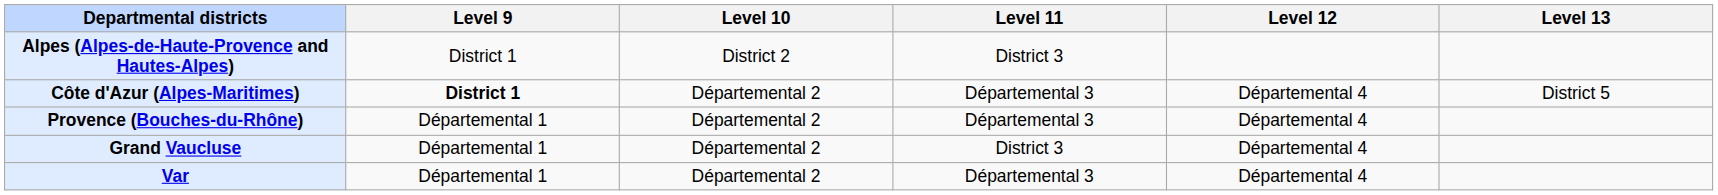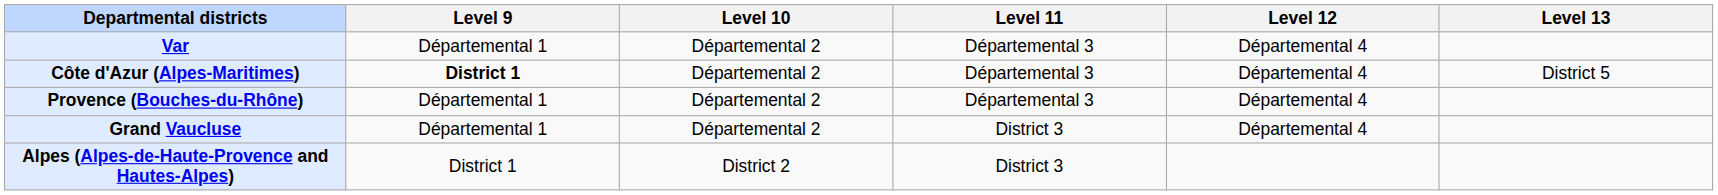rows swapped: (175, 55) <-> (175, 176)
